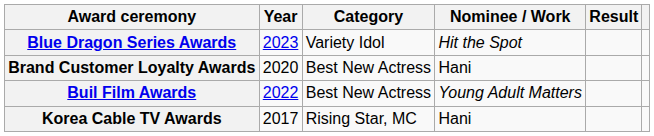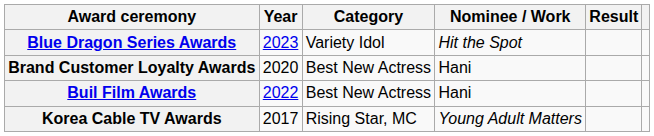(510, 93) Young Adult Matters -> (455, 93) Hani
(455, 118) Hani -> (510, 118) Young Adult Matters
